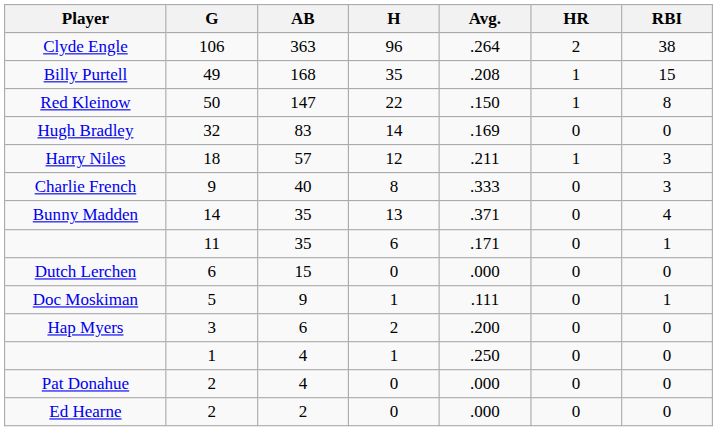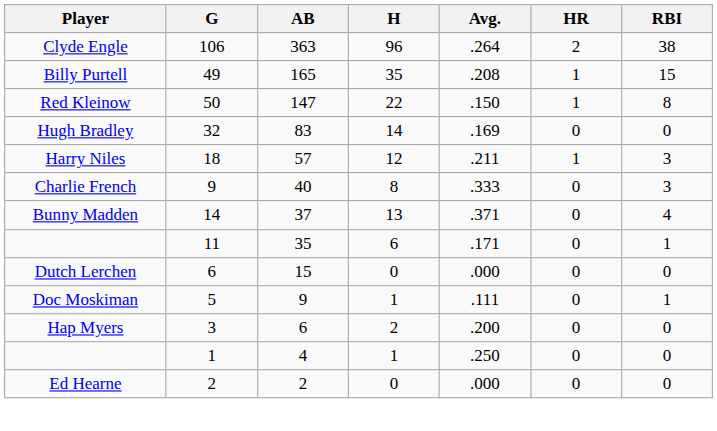(303, 74) 168 -> (303, 74) 165
(303, 215) 35 -> (303, 215) 37
- row: (85, 383)
